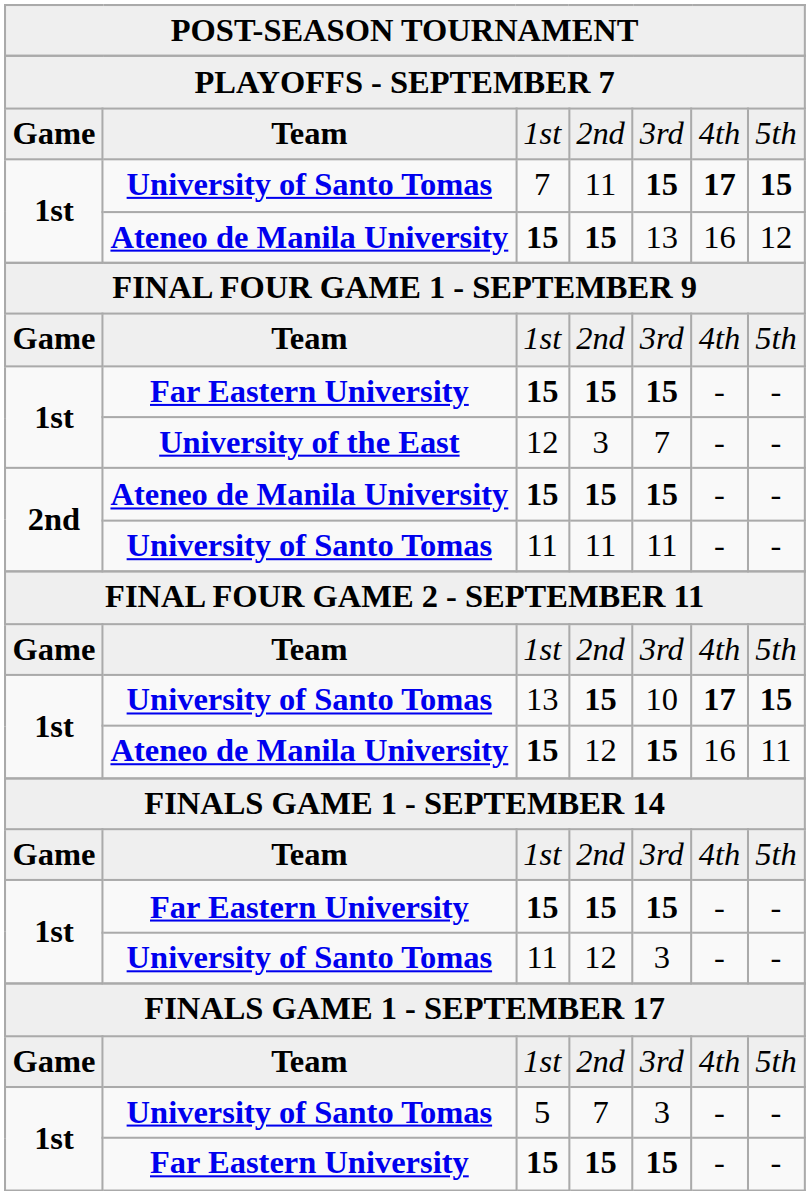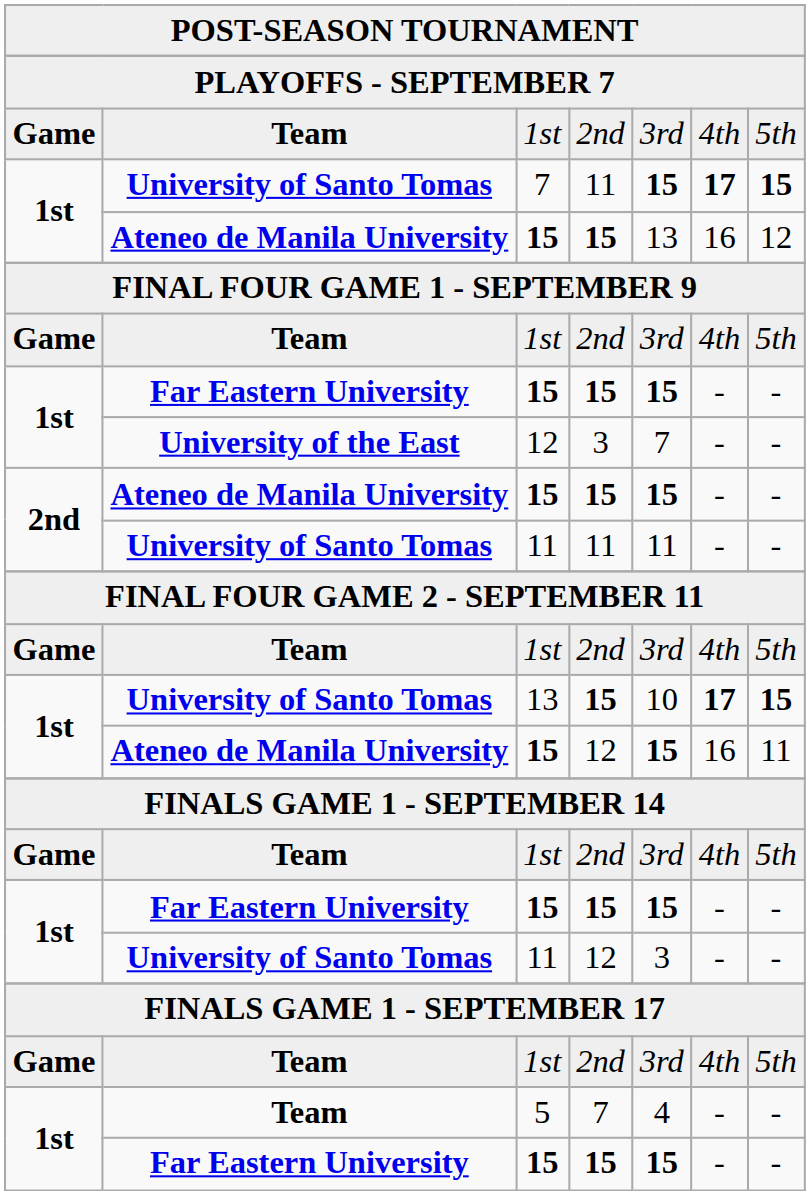(309, 1111) University of Santo Tomas -> (309, 1111) Team
(662, 1111) 3 -> (662, 1111) 4
